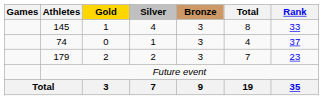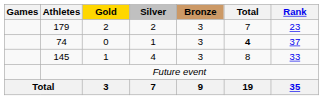rows swapped: (61, 57) <-> (61, 27)
(248, 42) normal -> (248, 42) bold
